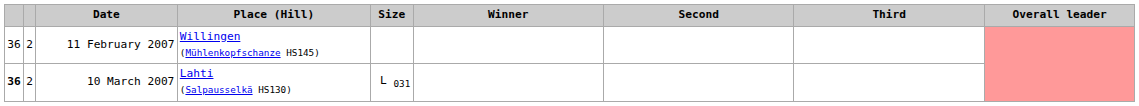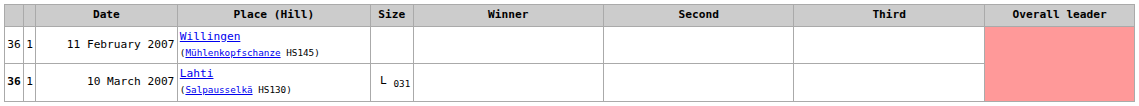(30, 44) 2 -> (30, 44) 1
(30, 82) 2 -> (30, 82) 1
